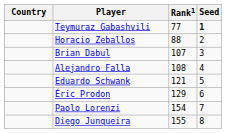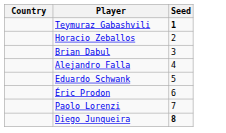- column: (183, 12)
(202, 122) normal -> (174, 120) bold
